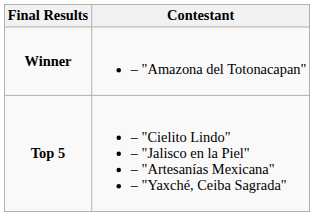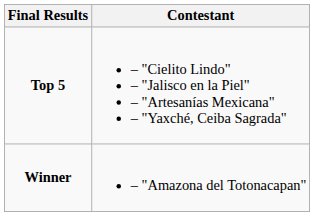rows swapped: (48, 61) <-> (48, 153)
